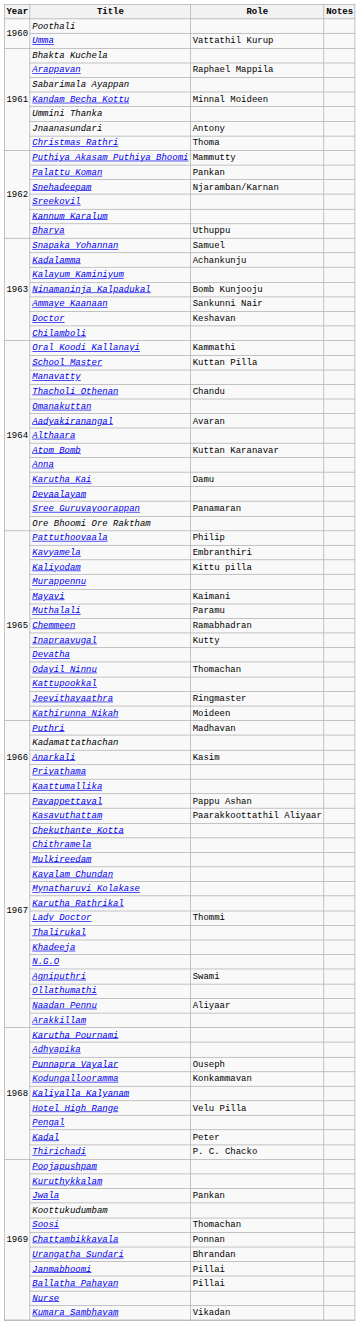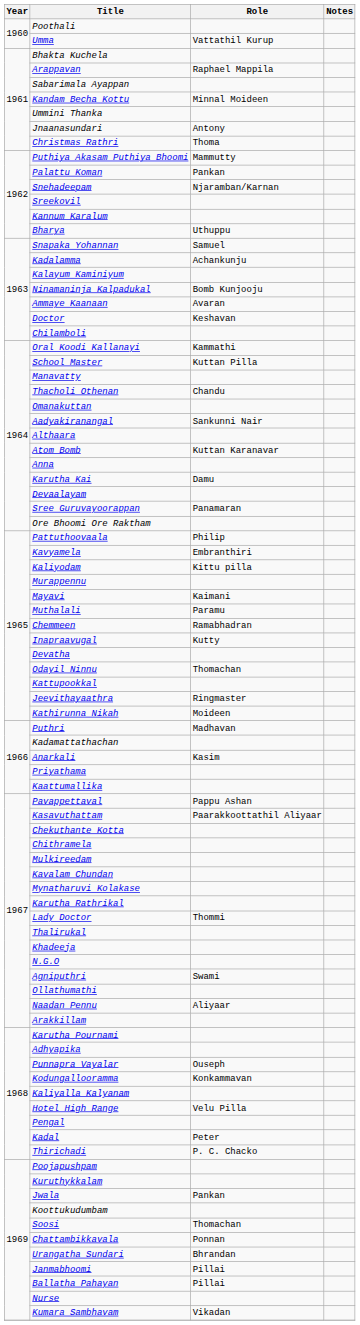(228, 304) Sankunni Nair -> (209, 304) Avaran
(209, 421) Avaran -> (228, 421) Sankunni Nair
